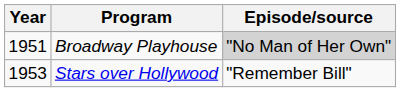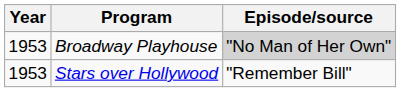(28, 45) 1951 -> (28, 45) 1953
